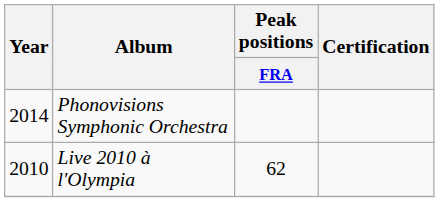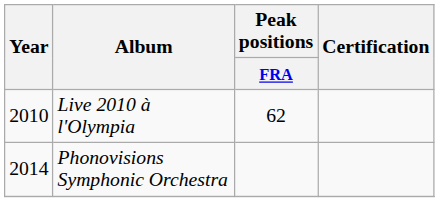rows swapped: (104, 169) <-> (143, 115)
